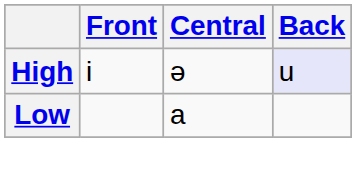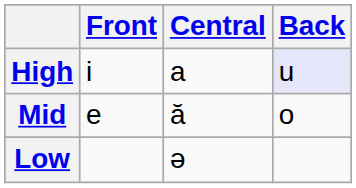(178, 70) ə -> (178, 70) a
+ row: (42, 114)
(178, 114) a -> (178, 159) ə
